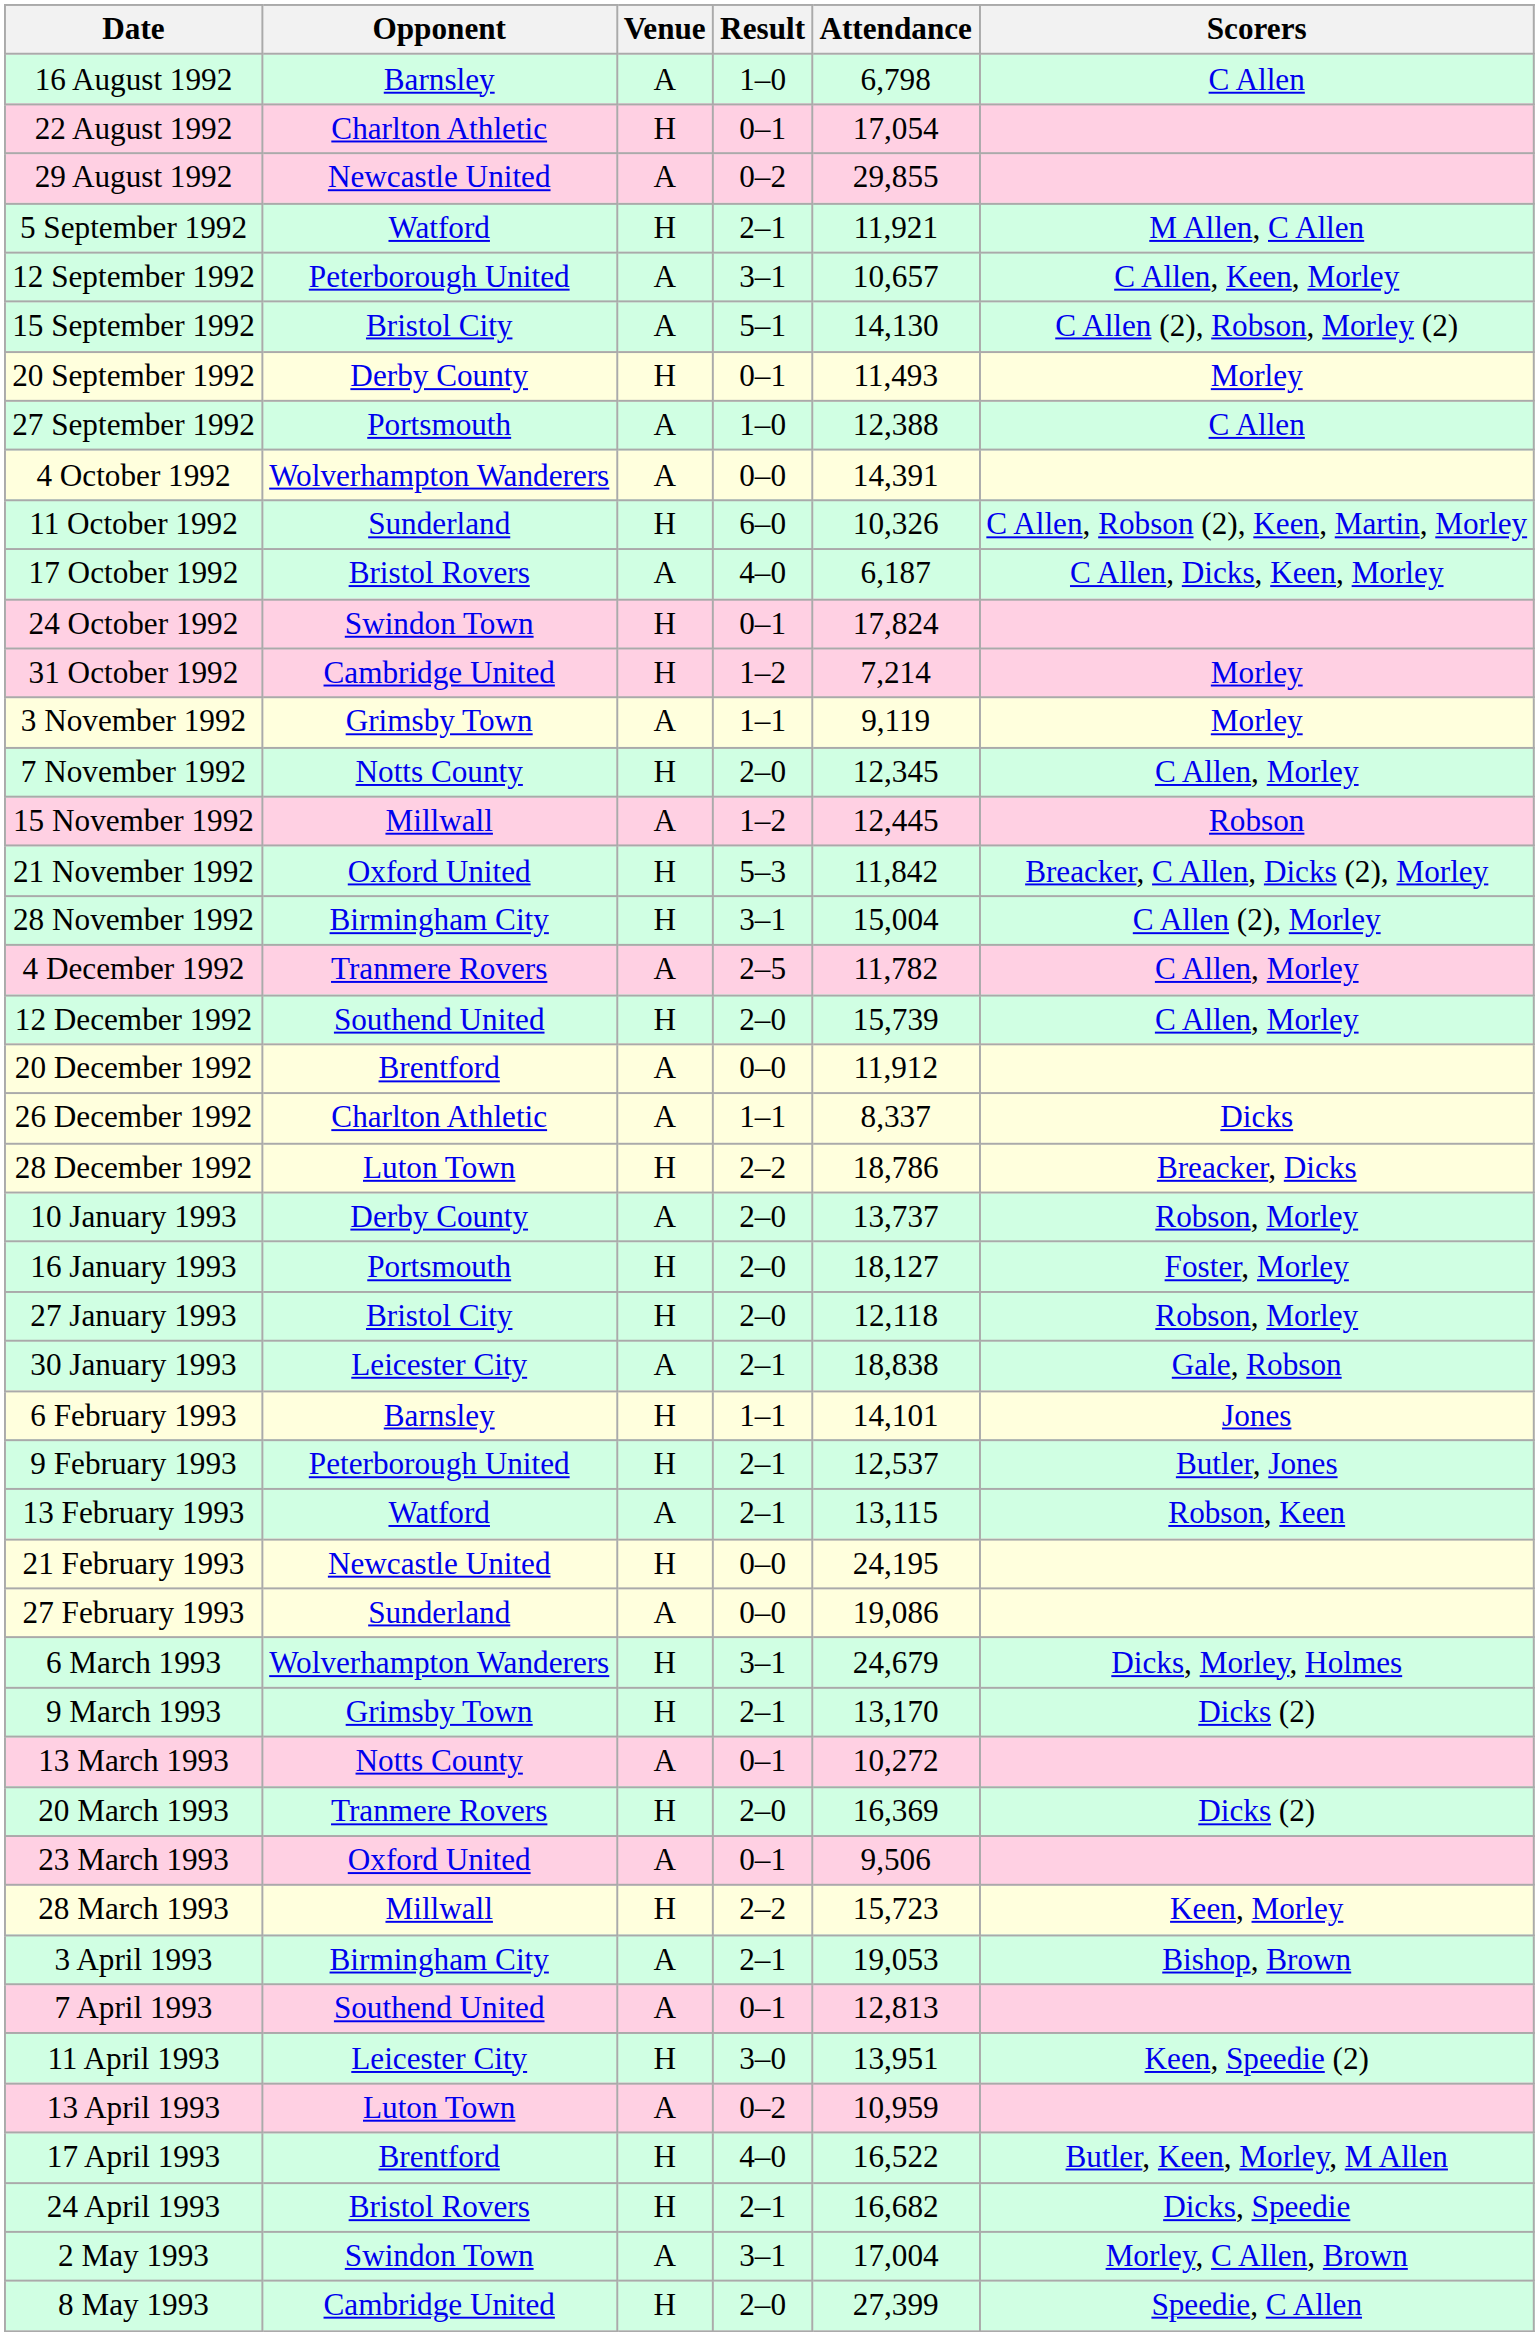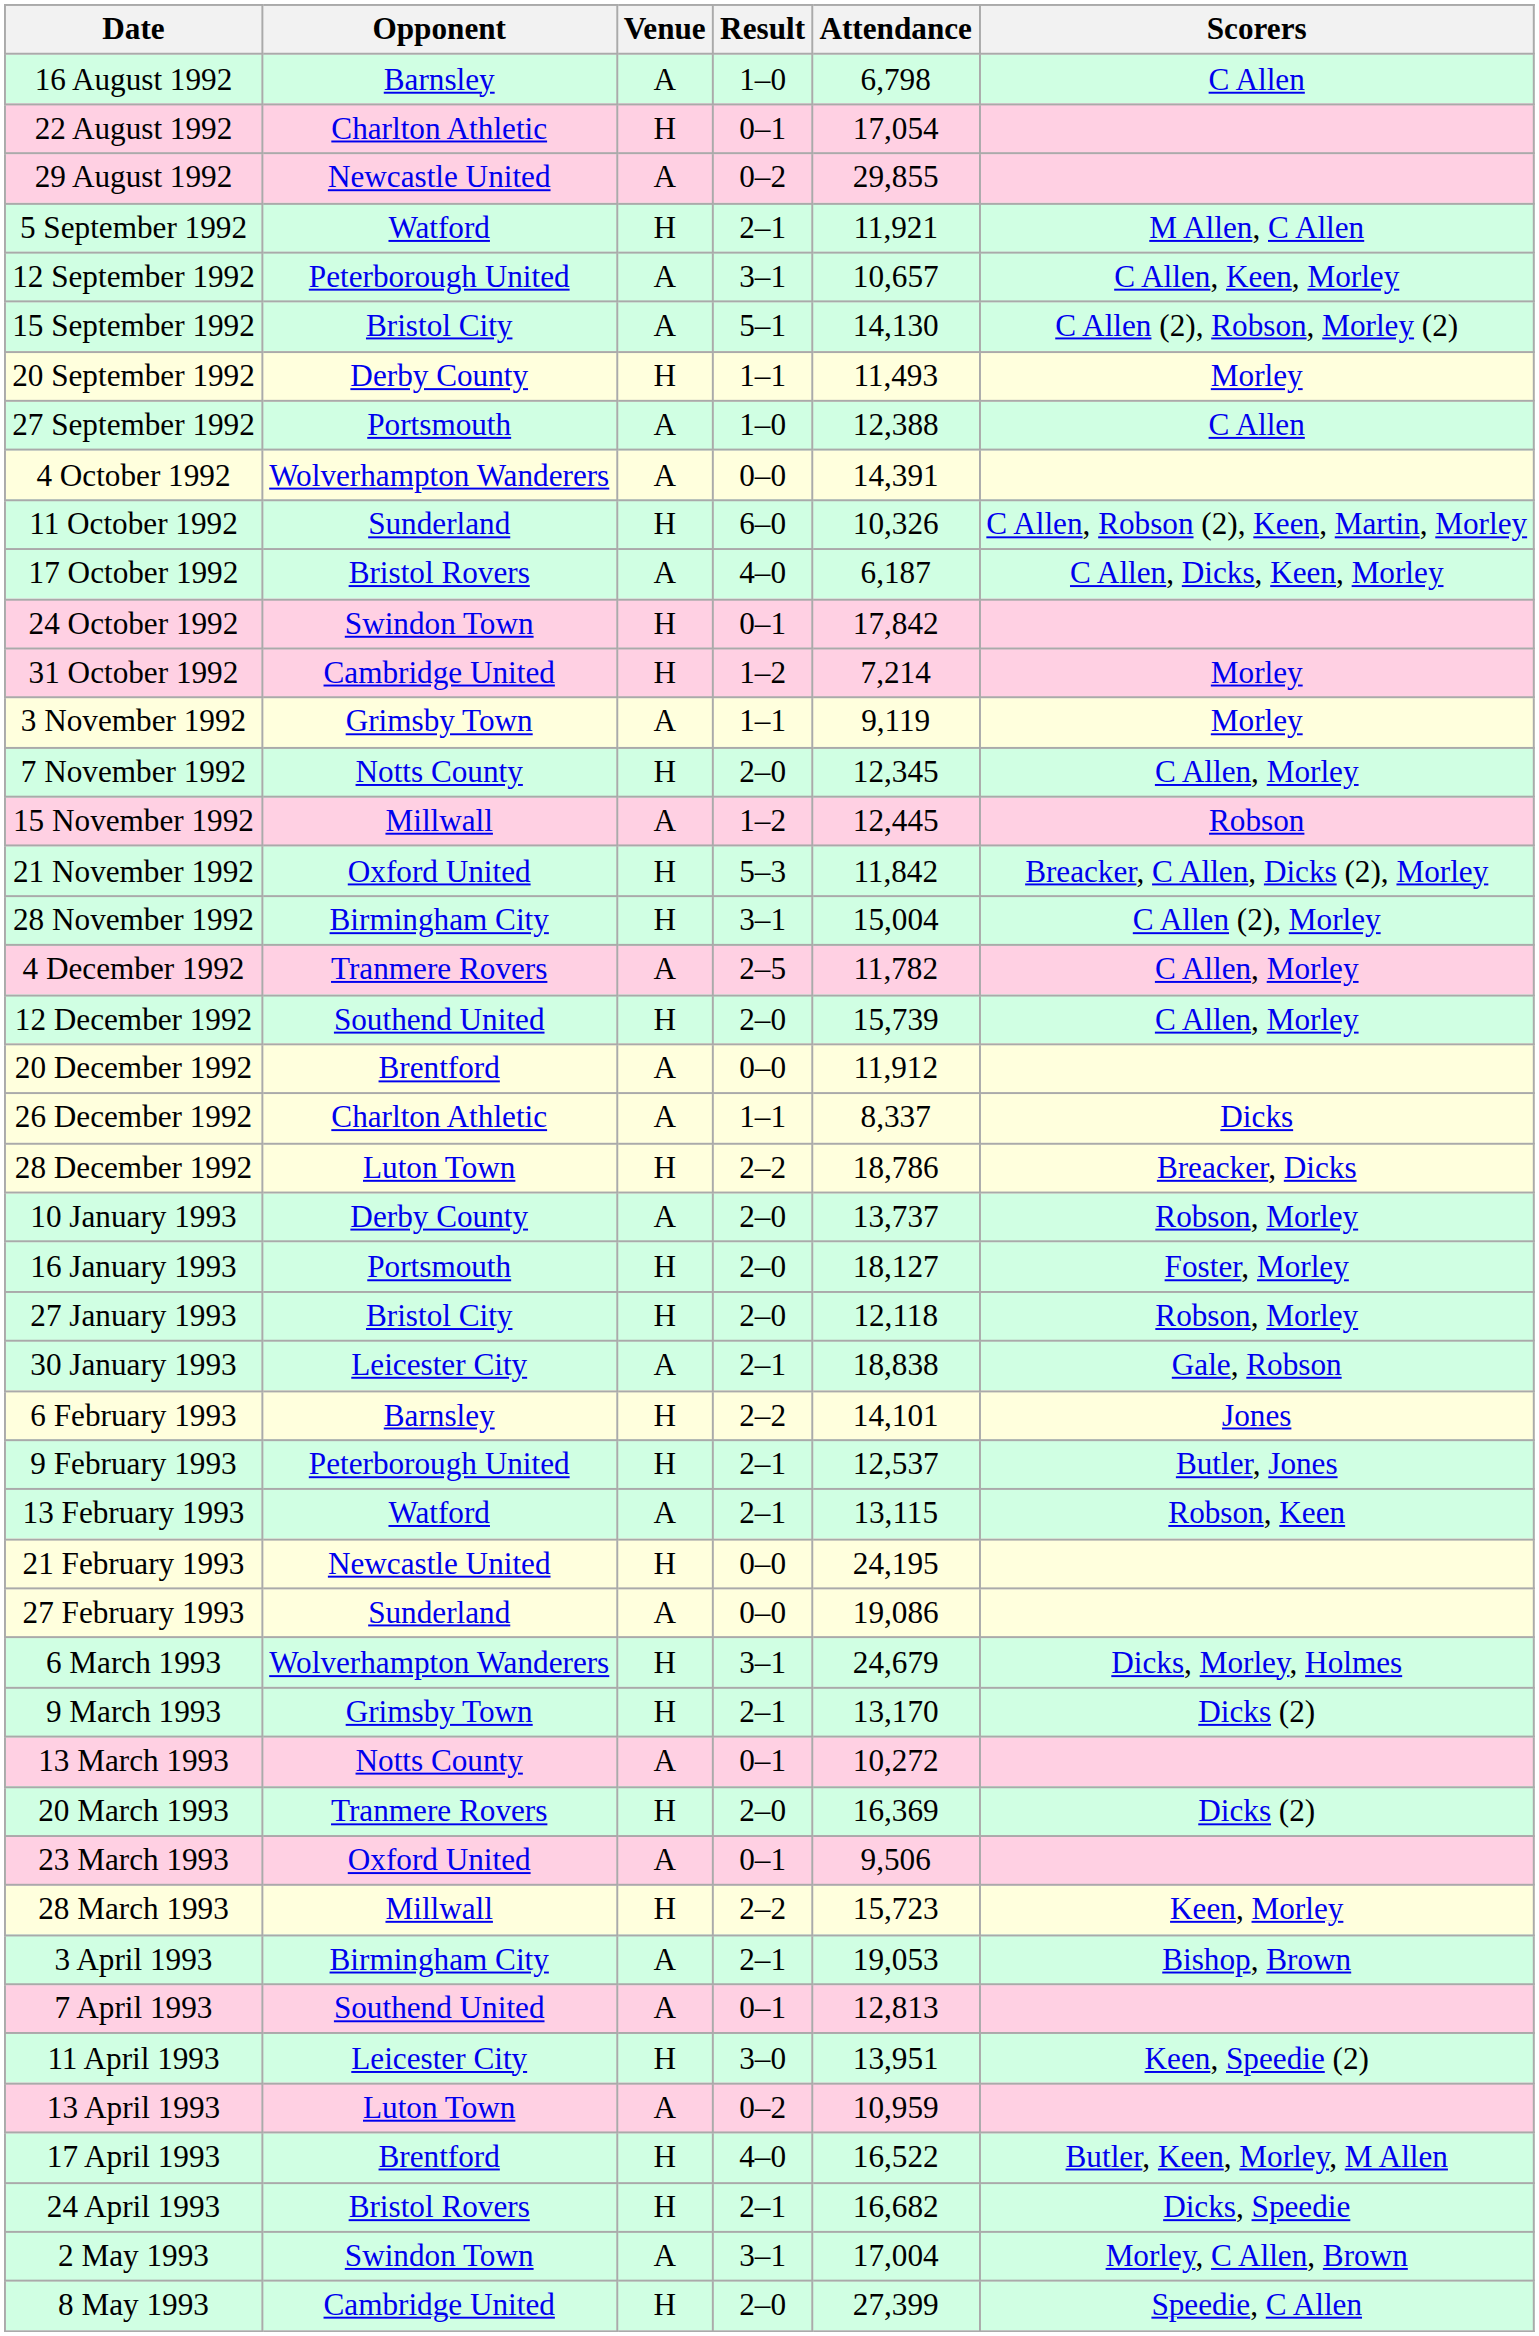(763, 375) 0–1 -> (763, 375) 1–1
(896, 623) 17,824 -> (896, 623) 17,842
(763, 1414) 1–1 -> (763, 1414) 2–2
